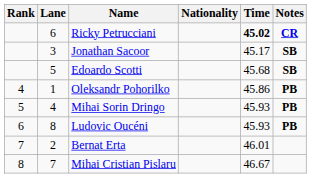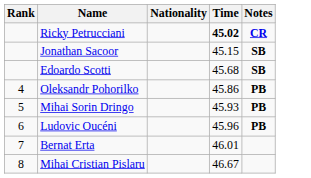- column: (53, 13)
(257, 51) 45.17 -> (226, 51) 45.15
(257, 126) 45.93 -> (226, 126) 45.96
